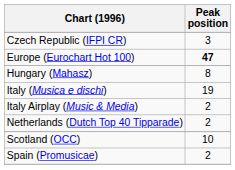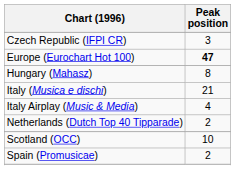(208, 90) 19 -> (208, 90) 21
(208, 106) 2 -> (208, 106) 4
